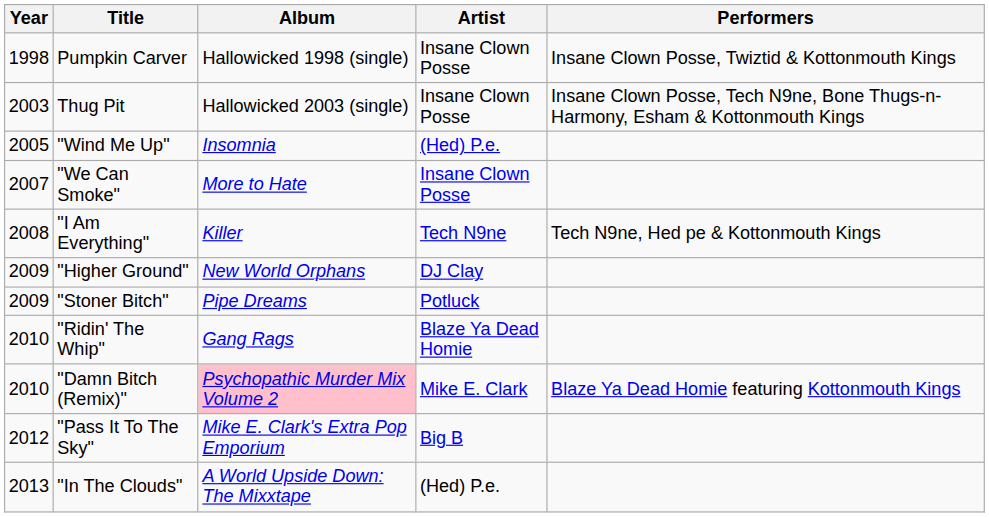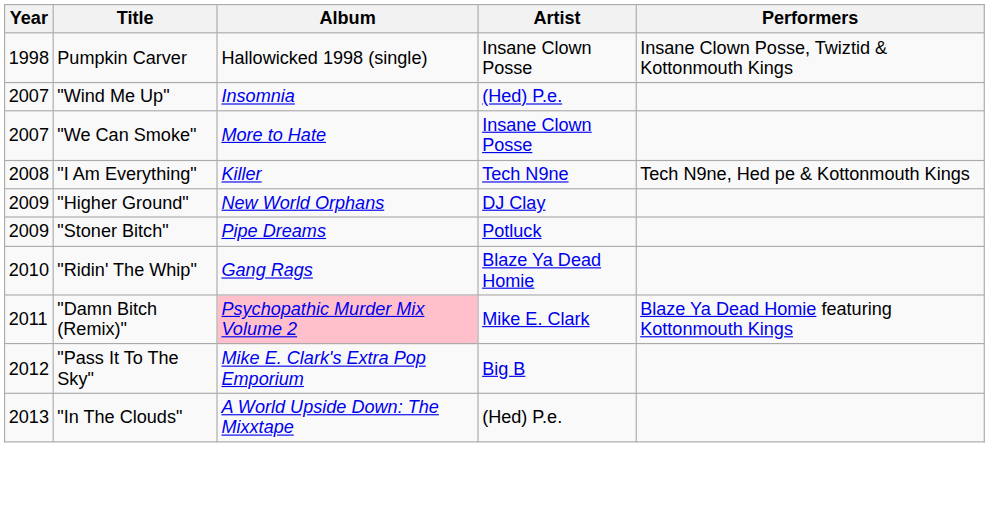- row: (91, 106)
(29, 145) 2005 -> (29, 96) 2007
(29, 388) 2010 -> (28, 319) 2011
